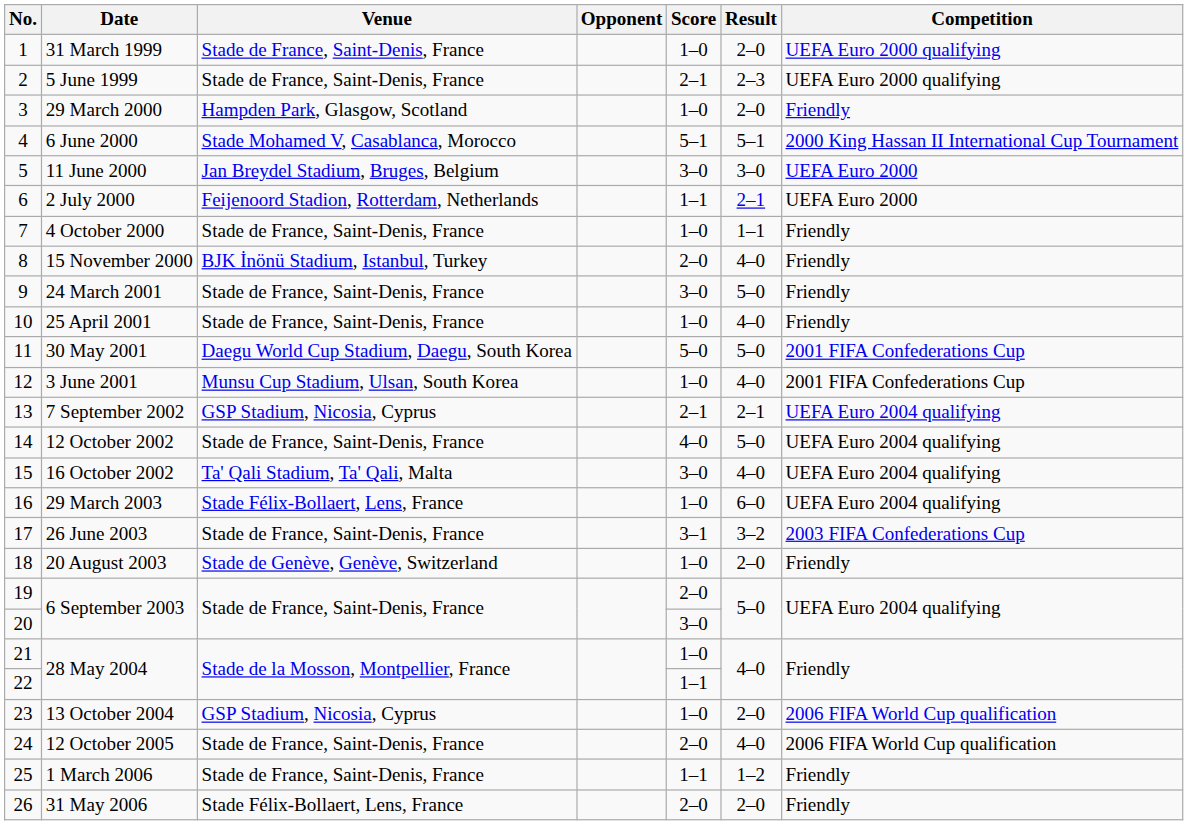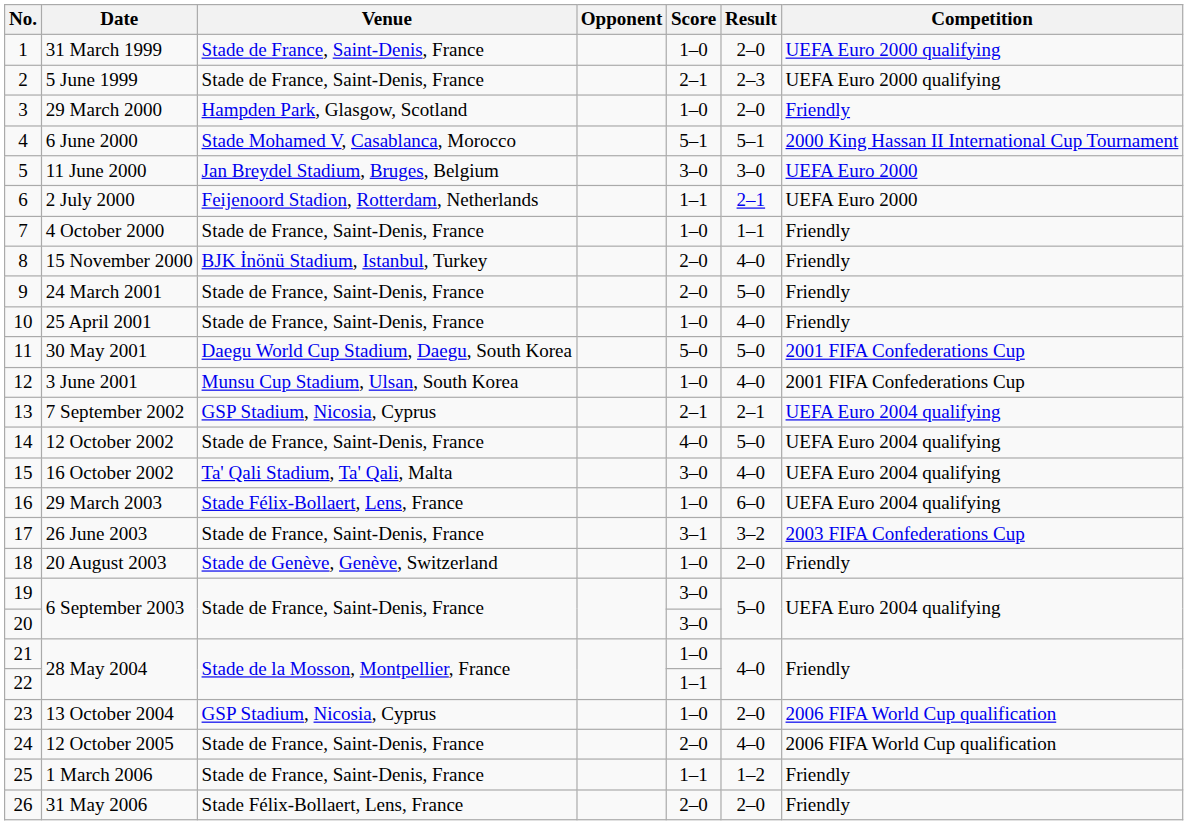(694, 291) 3–0 -> (694, 291) 2–0
(694, 593) 2–0 -> (694, 593) 3–0
